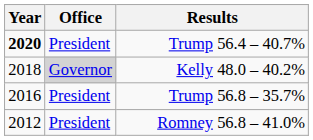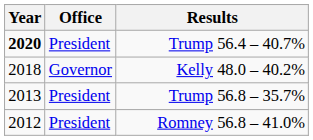(80, 69) lightgrey background -> (80, 69) no background
(25, 95) 2016 -> (25, 95) 2013
